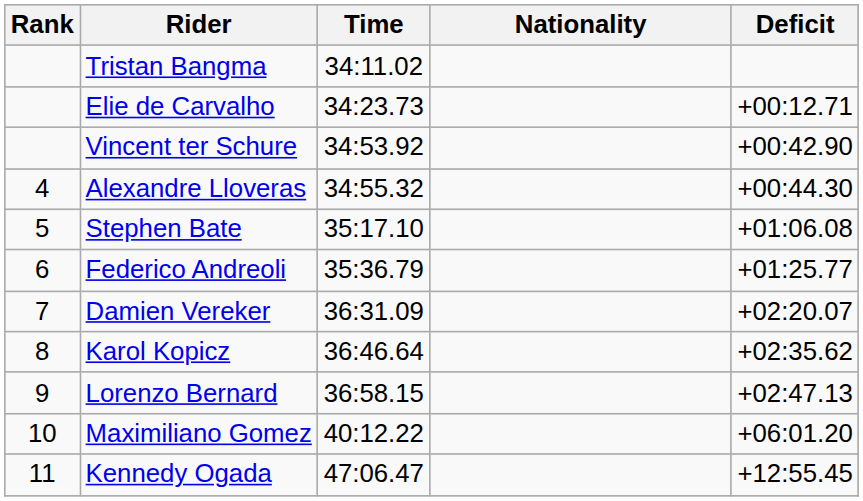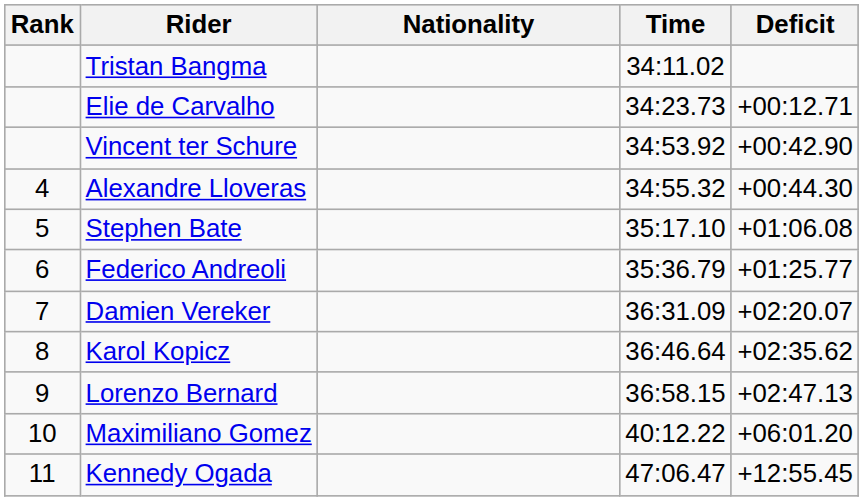columns swapped: (581, 24) <-> (374, 24)
